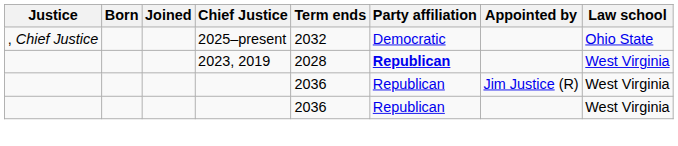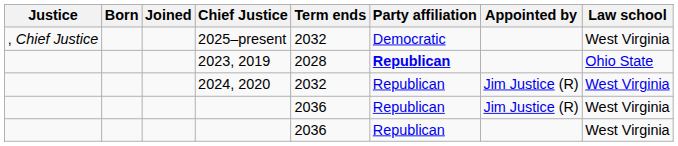(619, 38) Ohio State -> (627, 38) West Virginia
(627, 61) West Virginia -> (619, 61) Ohio State
+ row: (53, 84)
